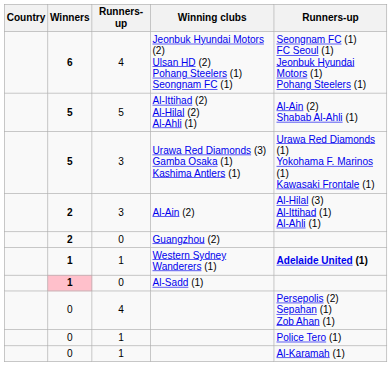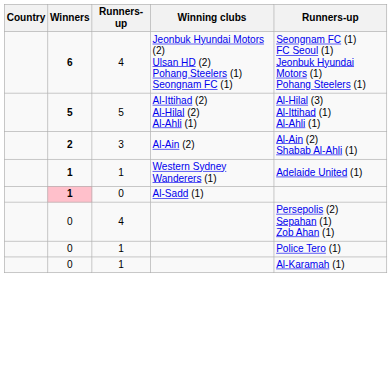(317, 112) Al-Ain (2) Shabab Al-Ahli (1) -> (304, 112) Al-Hilal (3) Al-Ittihad (1) Al-Ahli (1)
- row: (121, 162)
(304, 212) Al-Hilal (3) Al-Ittihad (1) Al-Ahli (1) -> (317, 145) Al-Ain (2) Shabab Al-Ahli (1)
- row: (121, 239)
(322, 261) bold -> (319, 172) normal
